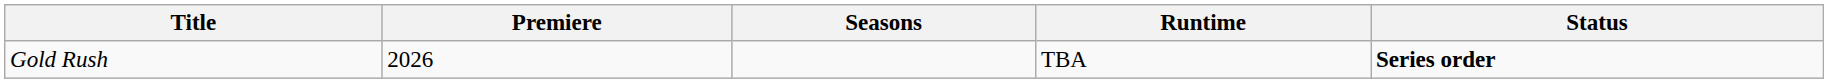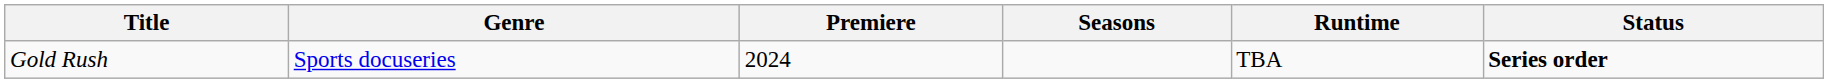+ column: (514, 22)
(410, 59) 2026 -> (768, 59) 2024
